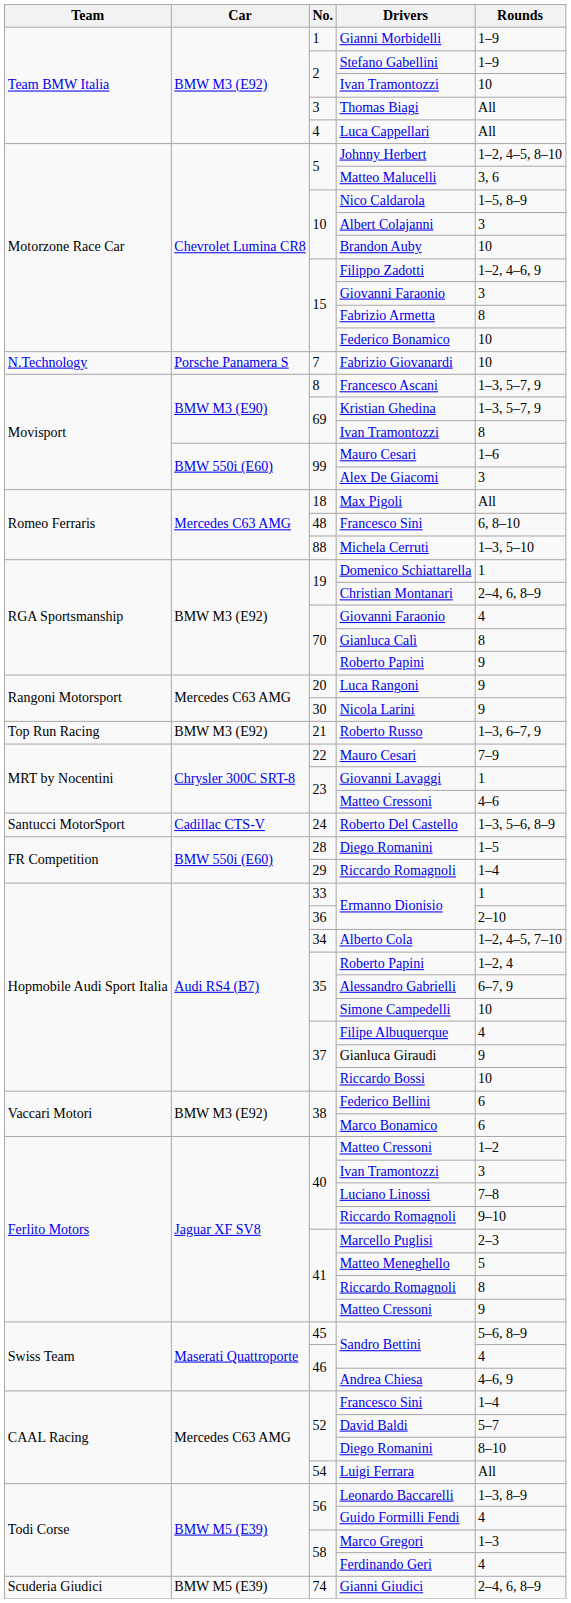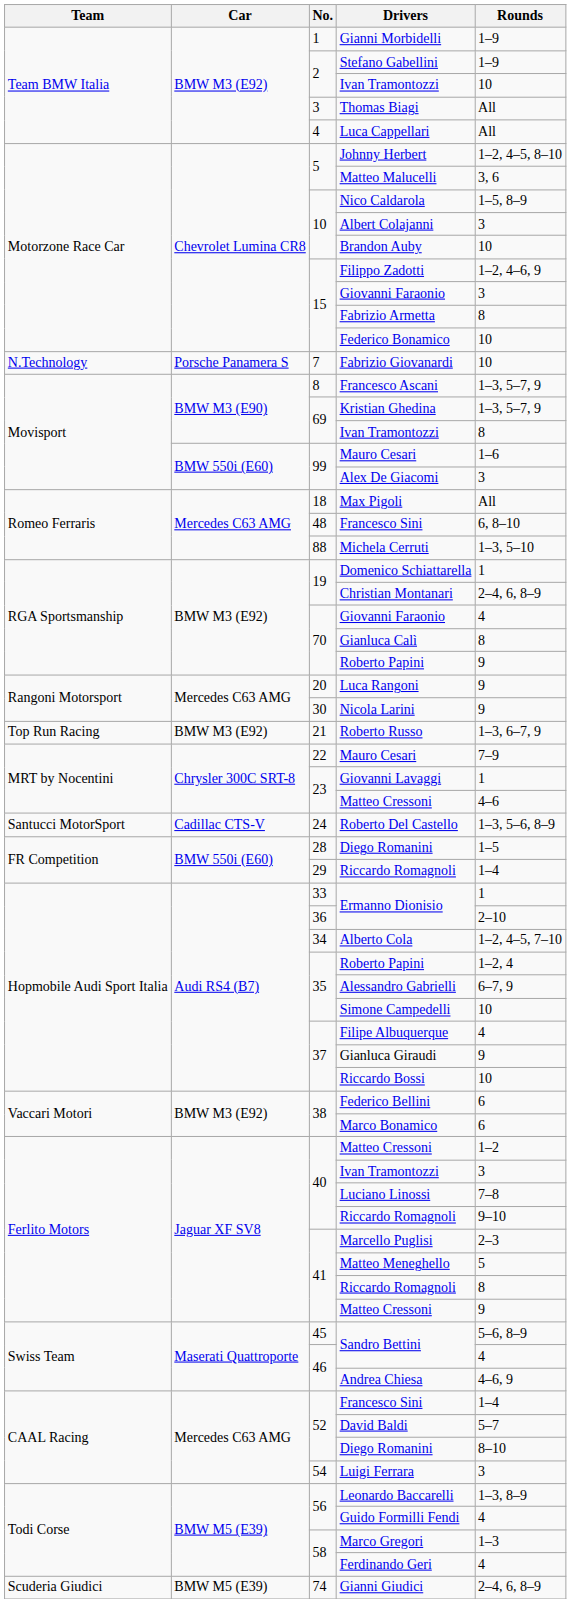(487, 1471) All -> (482, 1471) 3
